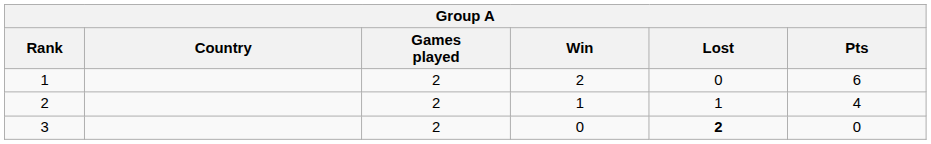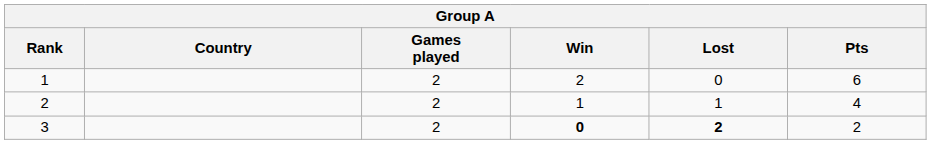(580, 127) normal -> (580, 127) bold
(857, 127) 0 -> (857, 127) 2
